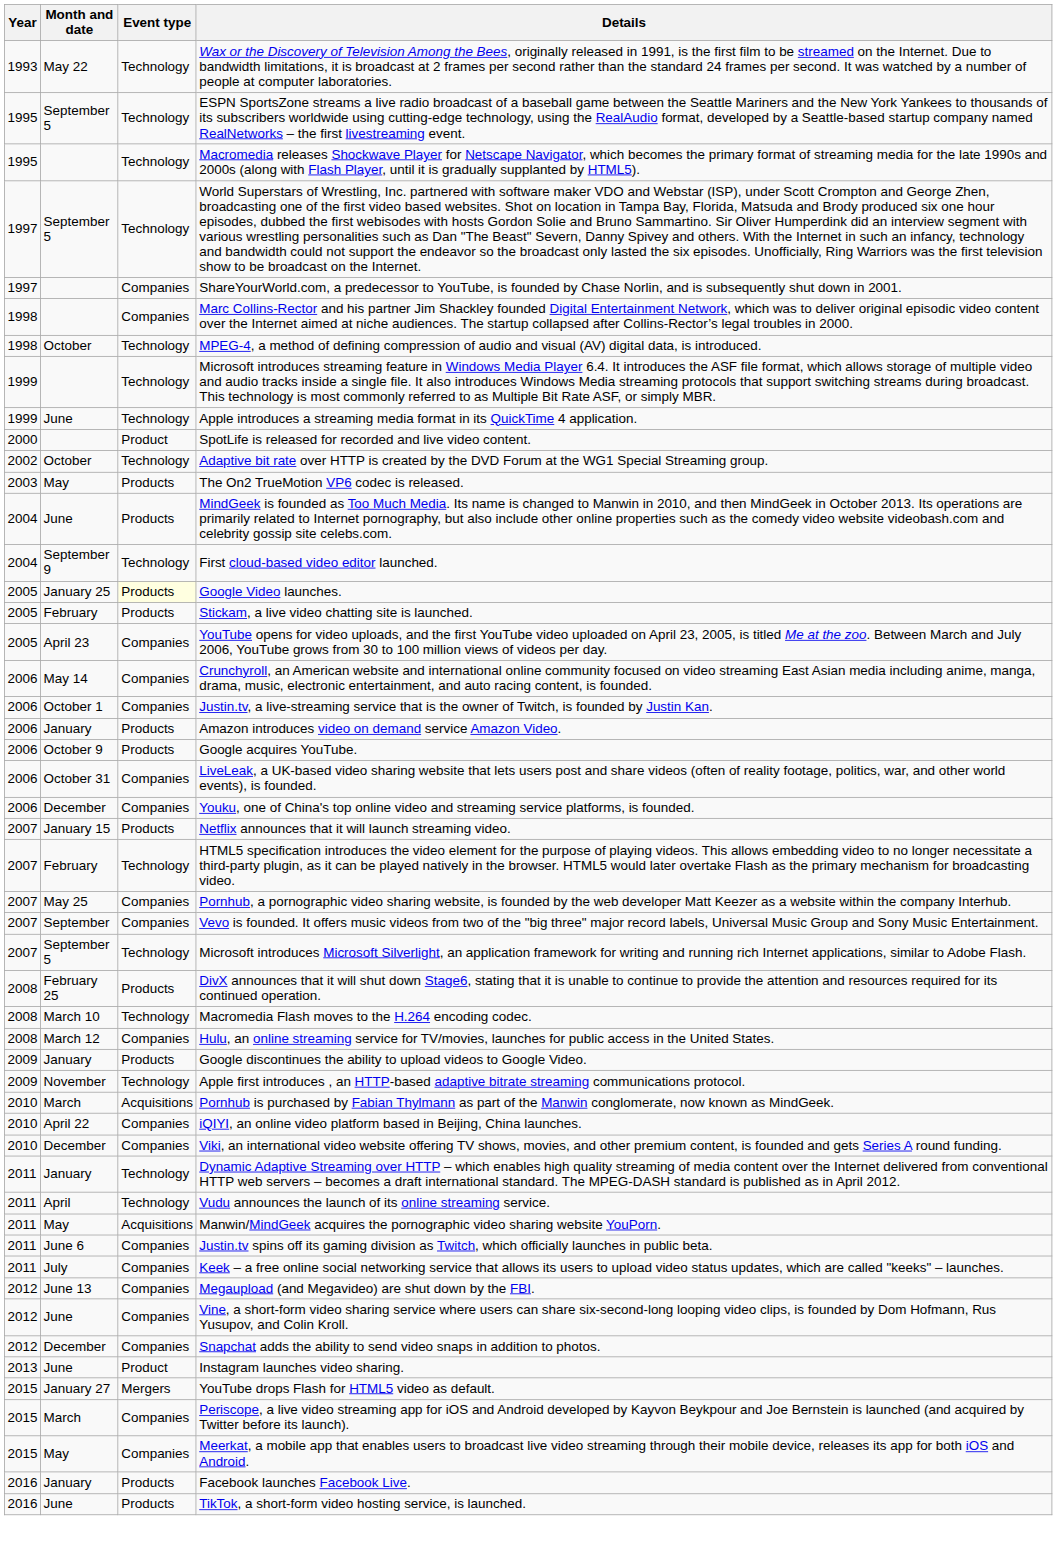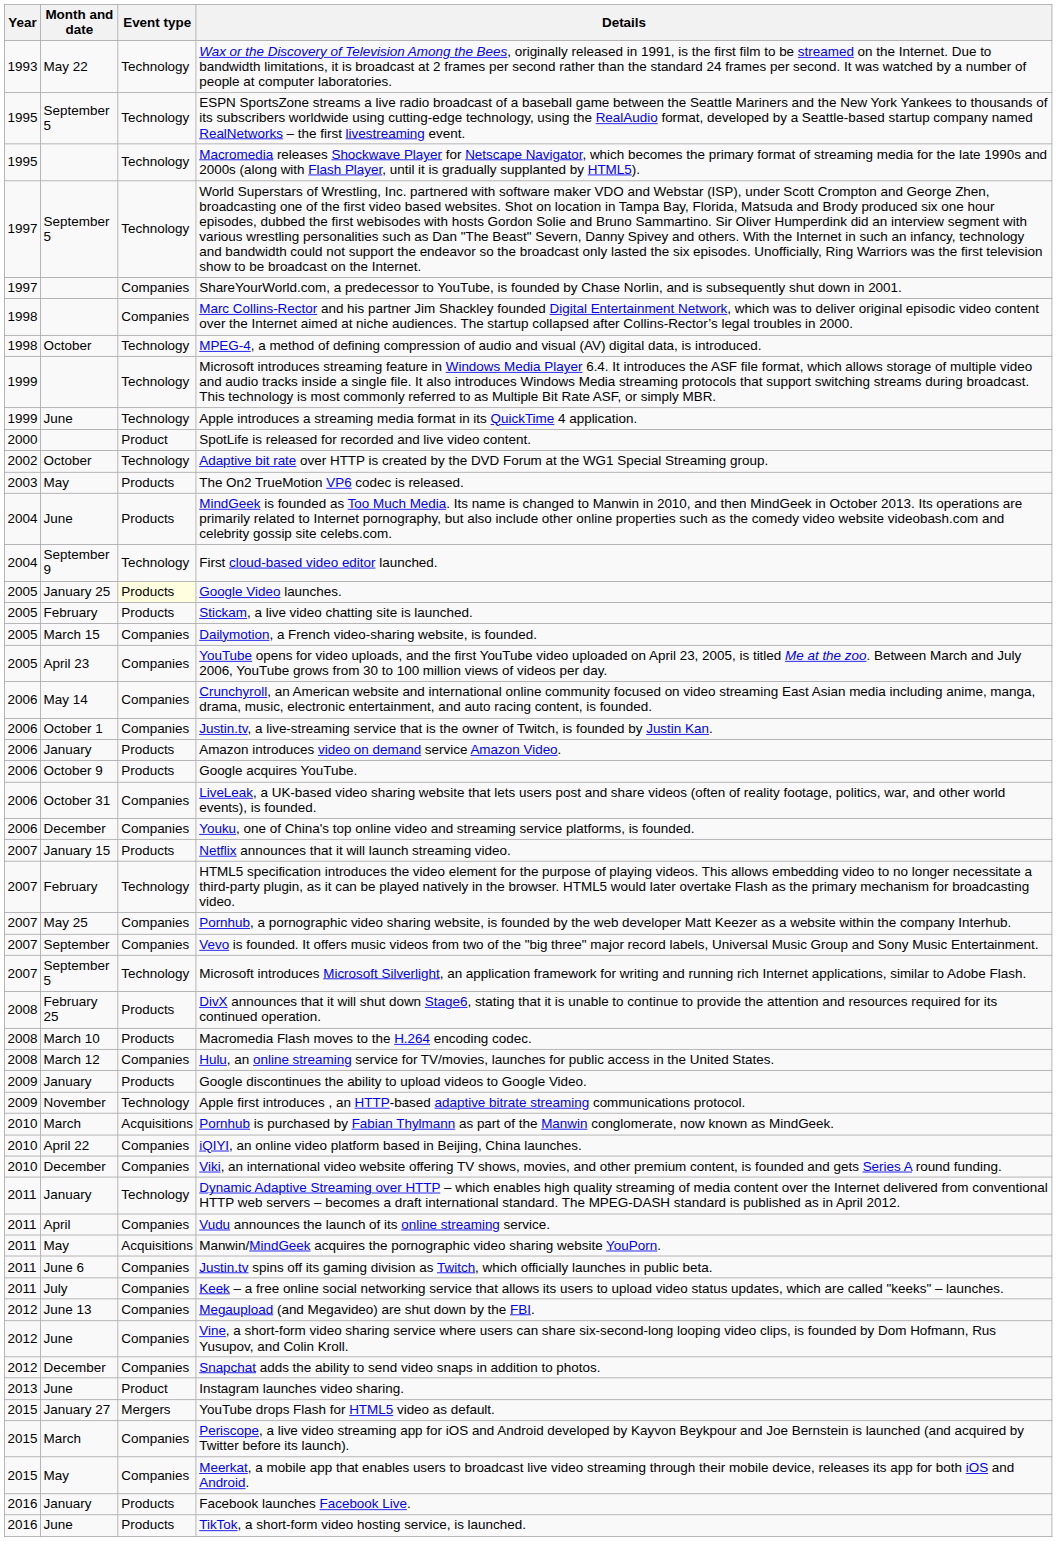+ row: (368, 634)
(155, 1017) Technology -> (148, 1038) Products
(155, 1203) Technology -> (155, 1224) Companies
